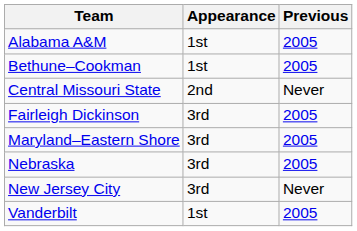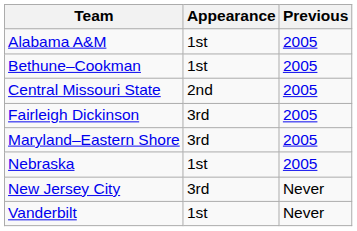(304, 90) Never -> (300, 90) 2005
(198, 164) 3rd -> (197, 164) 1st
(300, 213) 2005 -> (304, 213) Never
